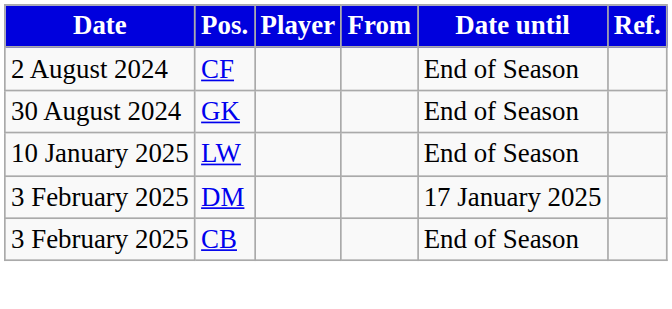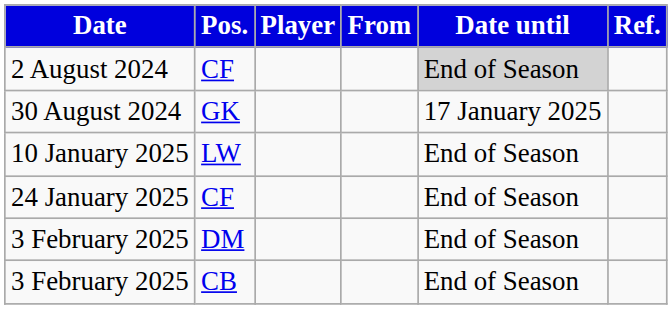(501, 68) no background -> (501, 68) lightgrey background
(501, 111) End of Season -> (513, 111) 17 January 2025
+ row: (100, 196)
(513, 196) 17 January 2025 -> (501, 238) End of Season
